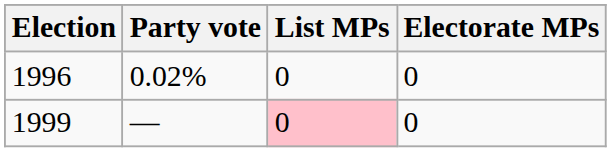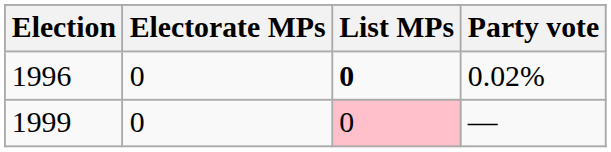columns swapped: (195, 28) <-> (501, 28)
(282, 75) normal -> (347, 75) bold
